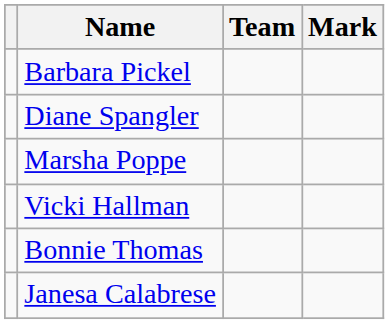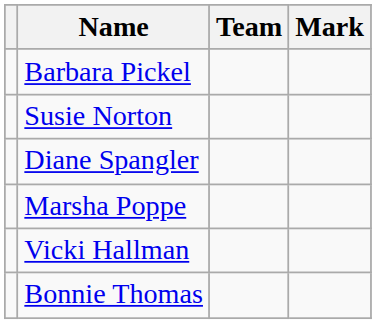+ row: (98, 116)
- row: (120, 294)
